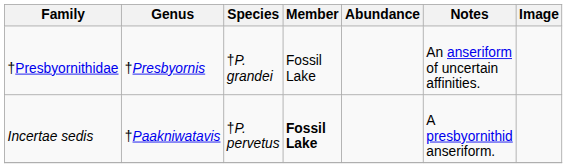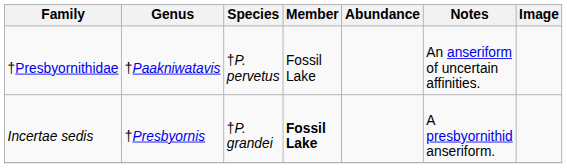(165, 68) †Presbyornis -> (173, 68) †Paakniwatavis
(250, 68) †P. grandei -> (253, 68) †P. pervetus
(173, 136) †Paakniwatavis -> (165, 136) †Presbyornis
(253, 136) †P. pervetus -> (250, 136) †P. grandei
